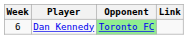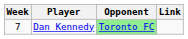(18, 27) 6 -> (18, 27) 7
